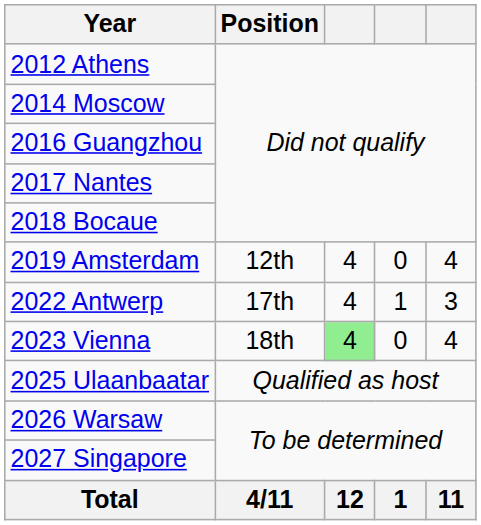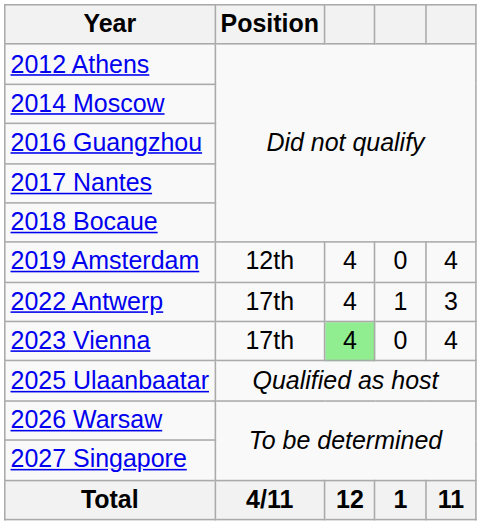(270, 340) 18th -> (270, 340) 17th
